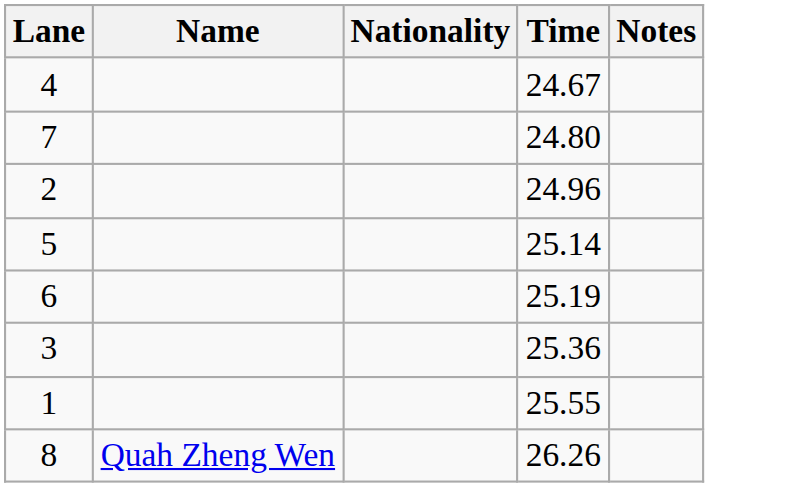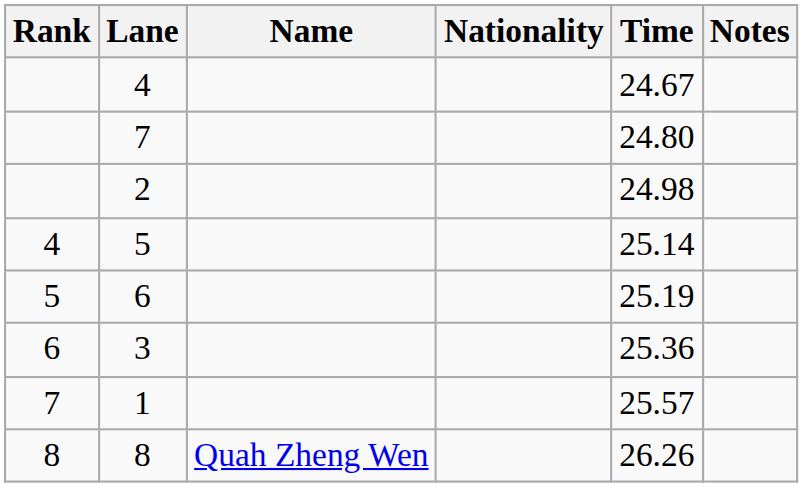+ column: (52, 31)
(563, 190) 24.96 -> (657, 190) 24.98
(563, 402) 25.55 -> (657, 402) 25.57
